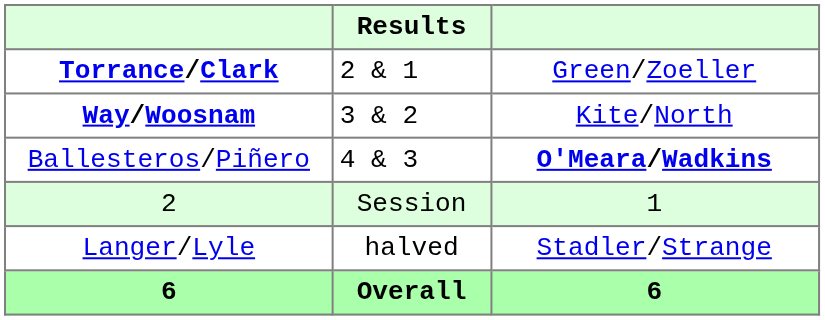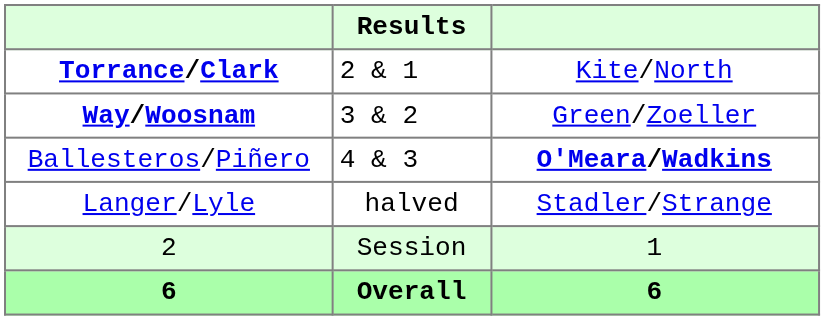(654, 71) Green/Zoeller -> (654, 71) Kite/North
(654, 116) Kite/North -> (654, 116) Green/Zoeller
rows swapped: (169, 248) <-> (169, 204)
